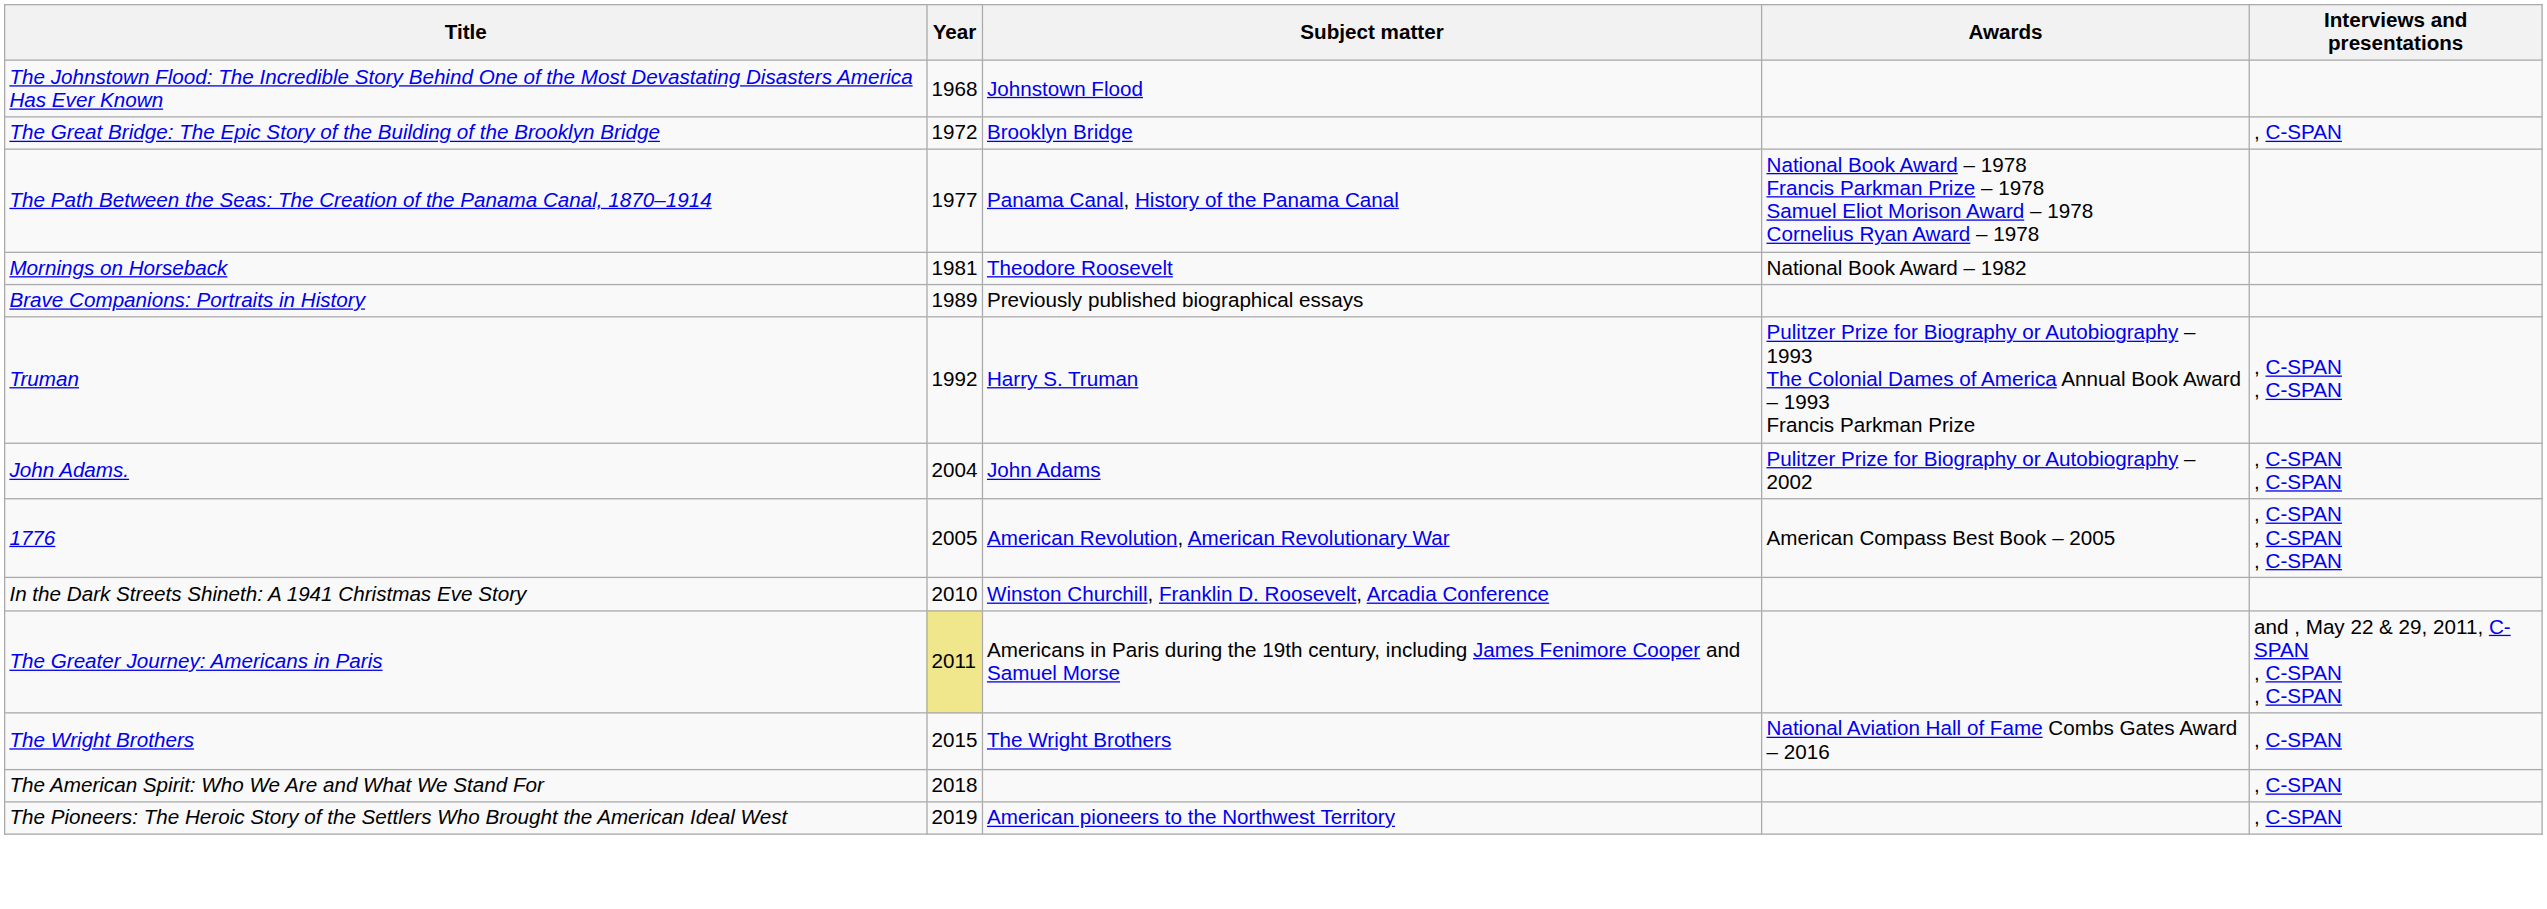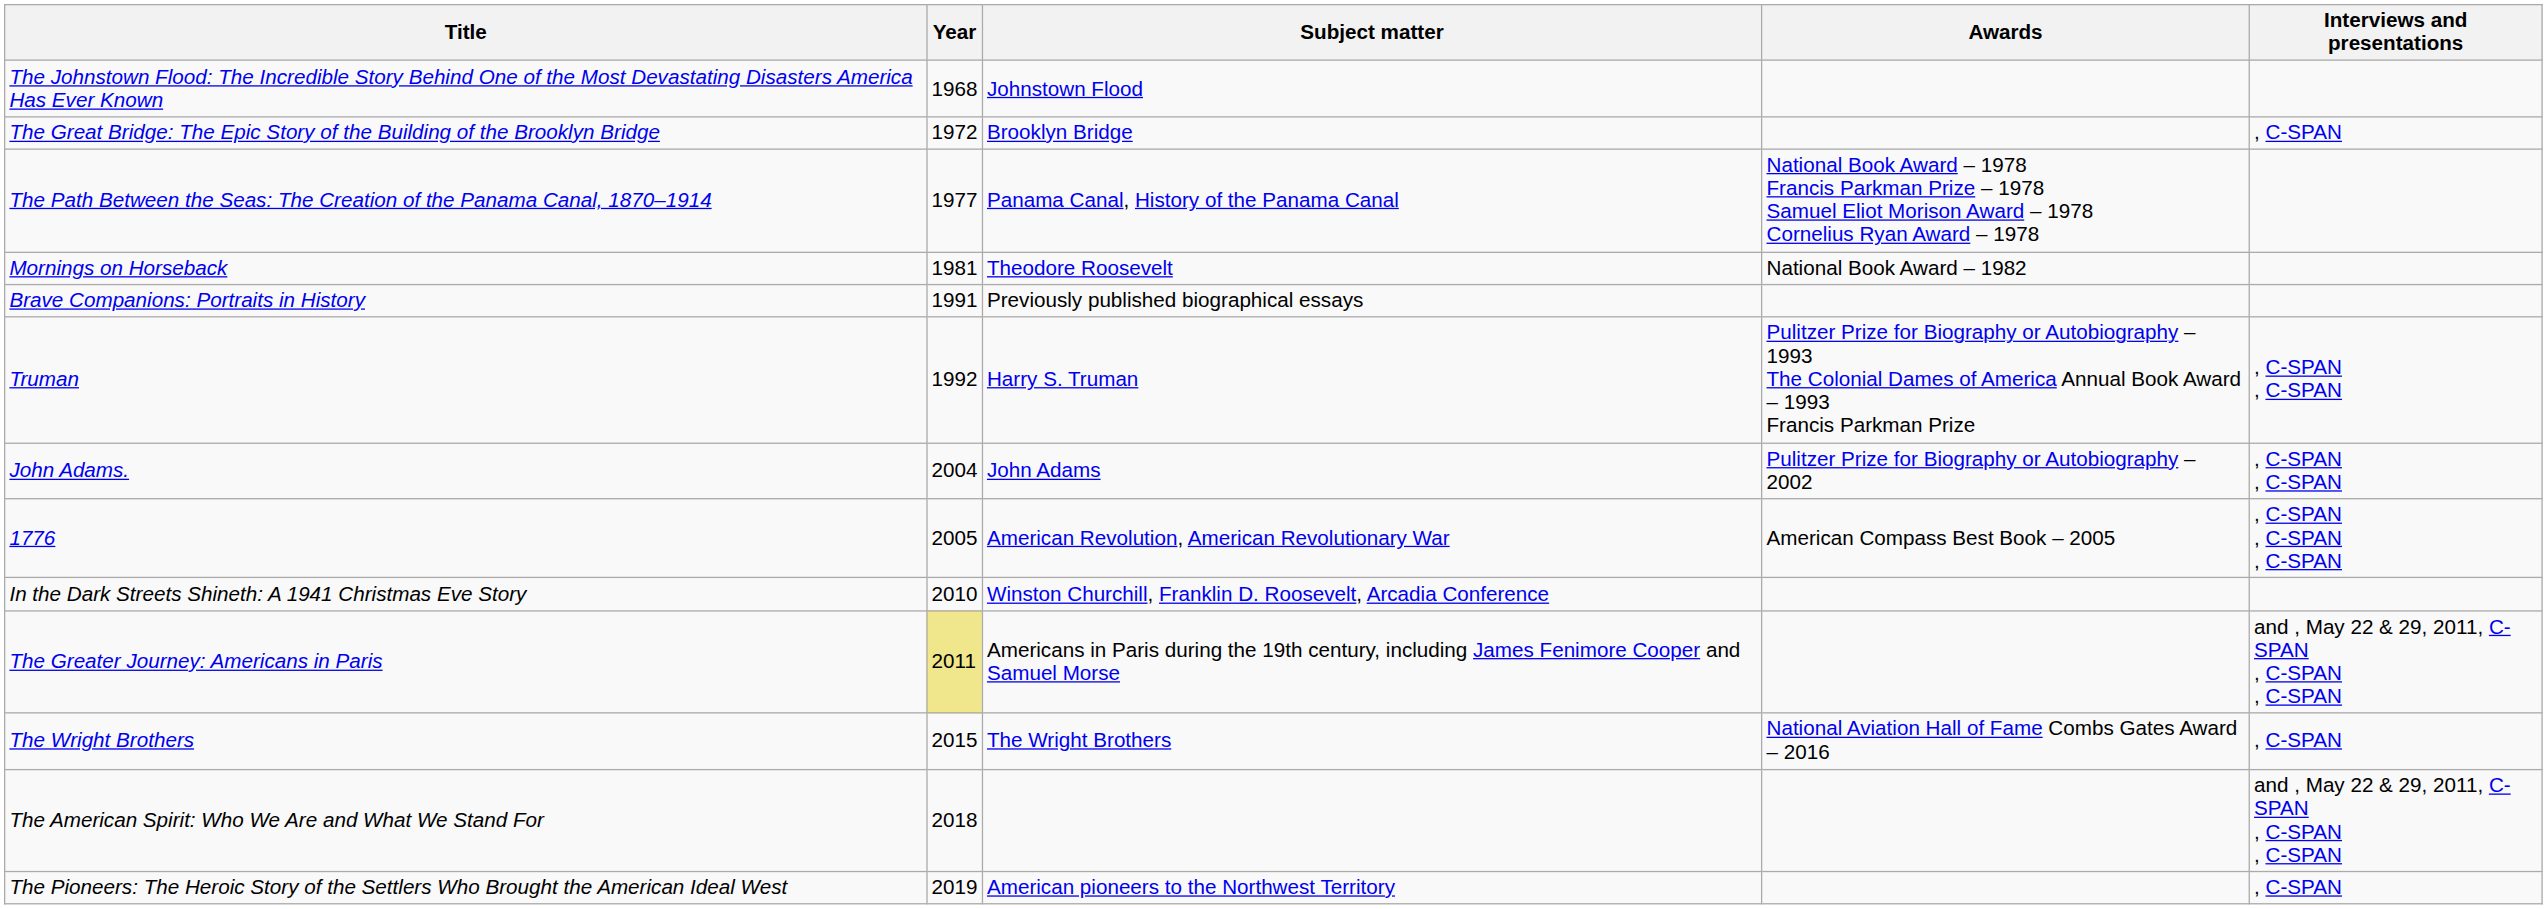(954, 300) 1989 -> (954, 300) 1991
(2298, 785) , C-SPAN -> (2382, 820) and , May 22 & 29, 2011, C-SPAN , C-SPAN , C-SPAN
